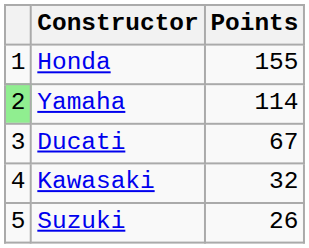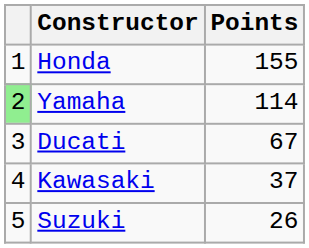(284, 183) 32 -> (284, 183) 37
